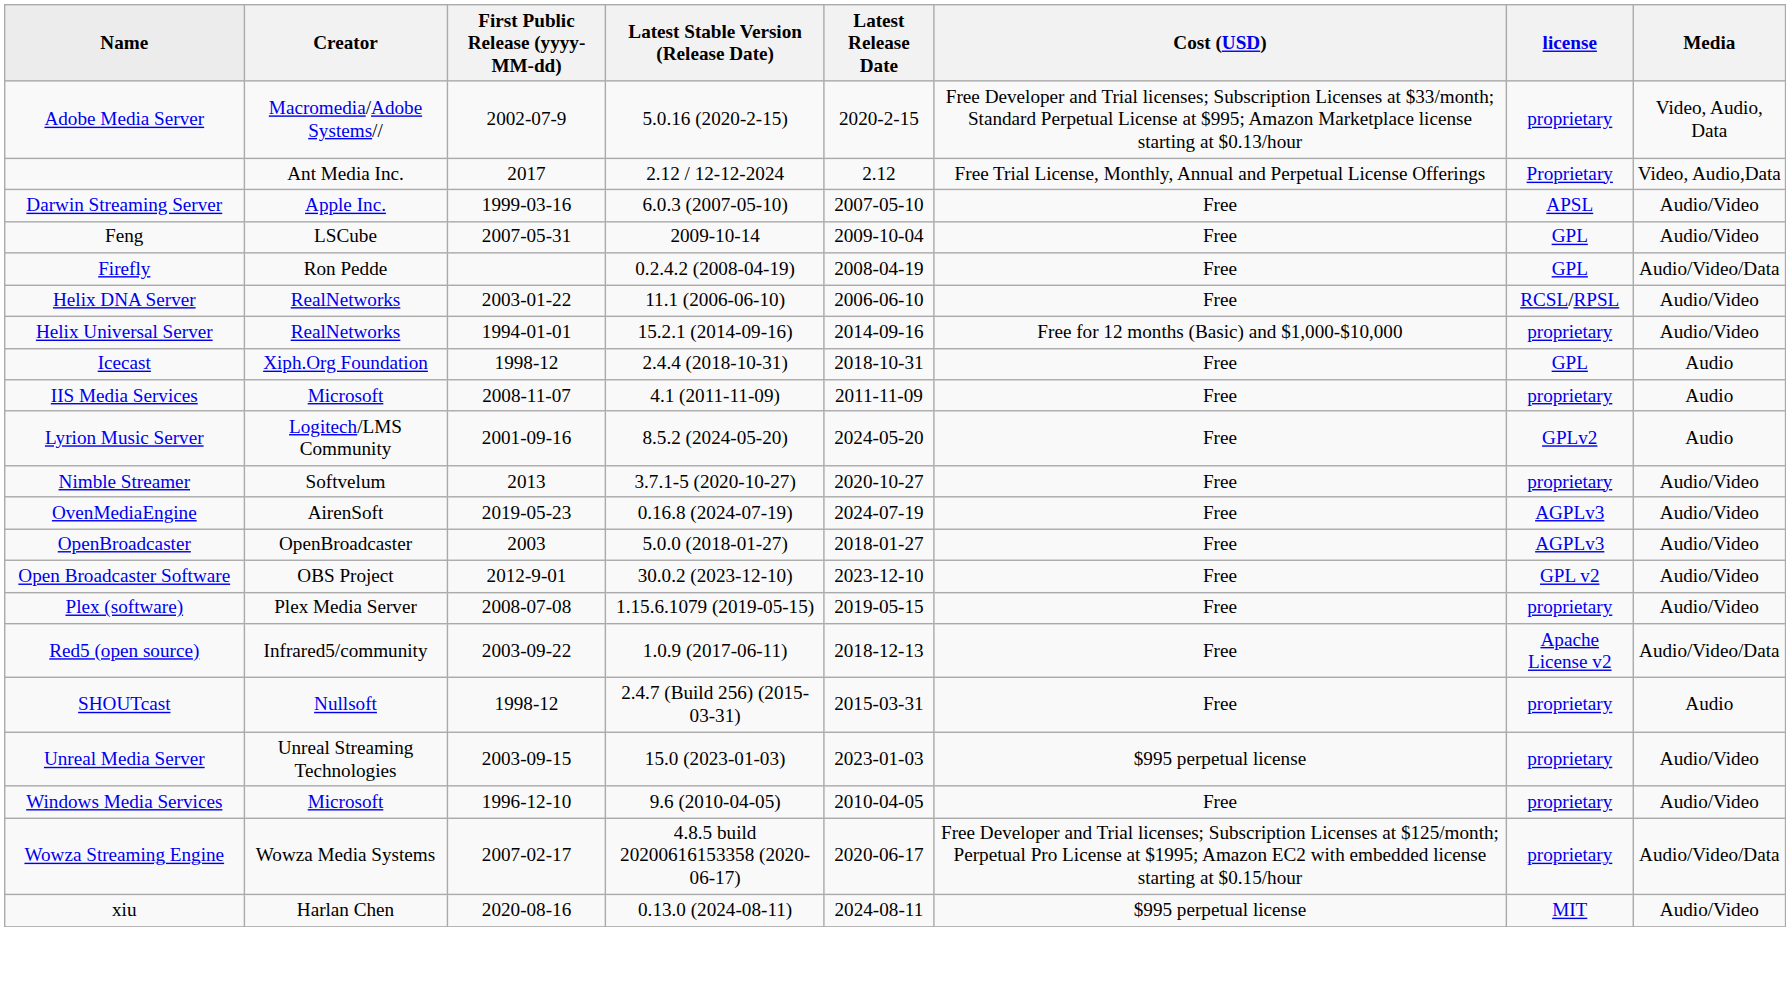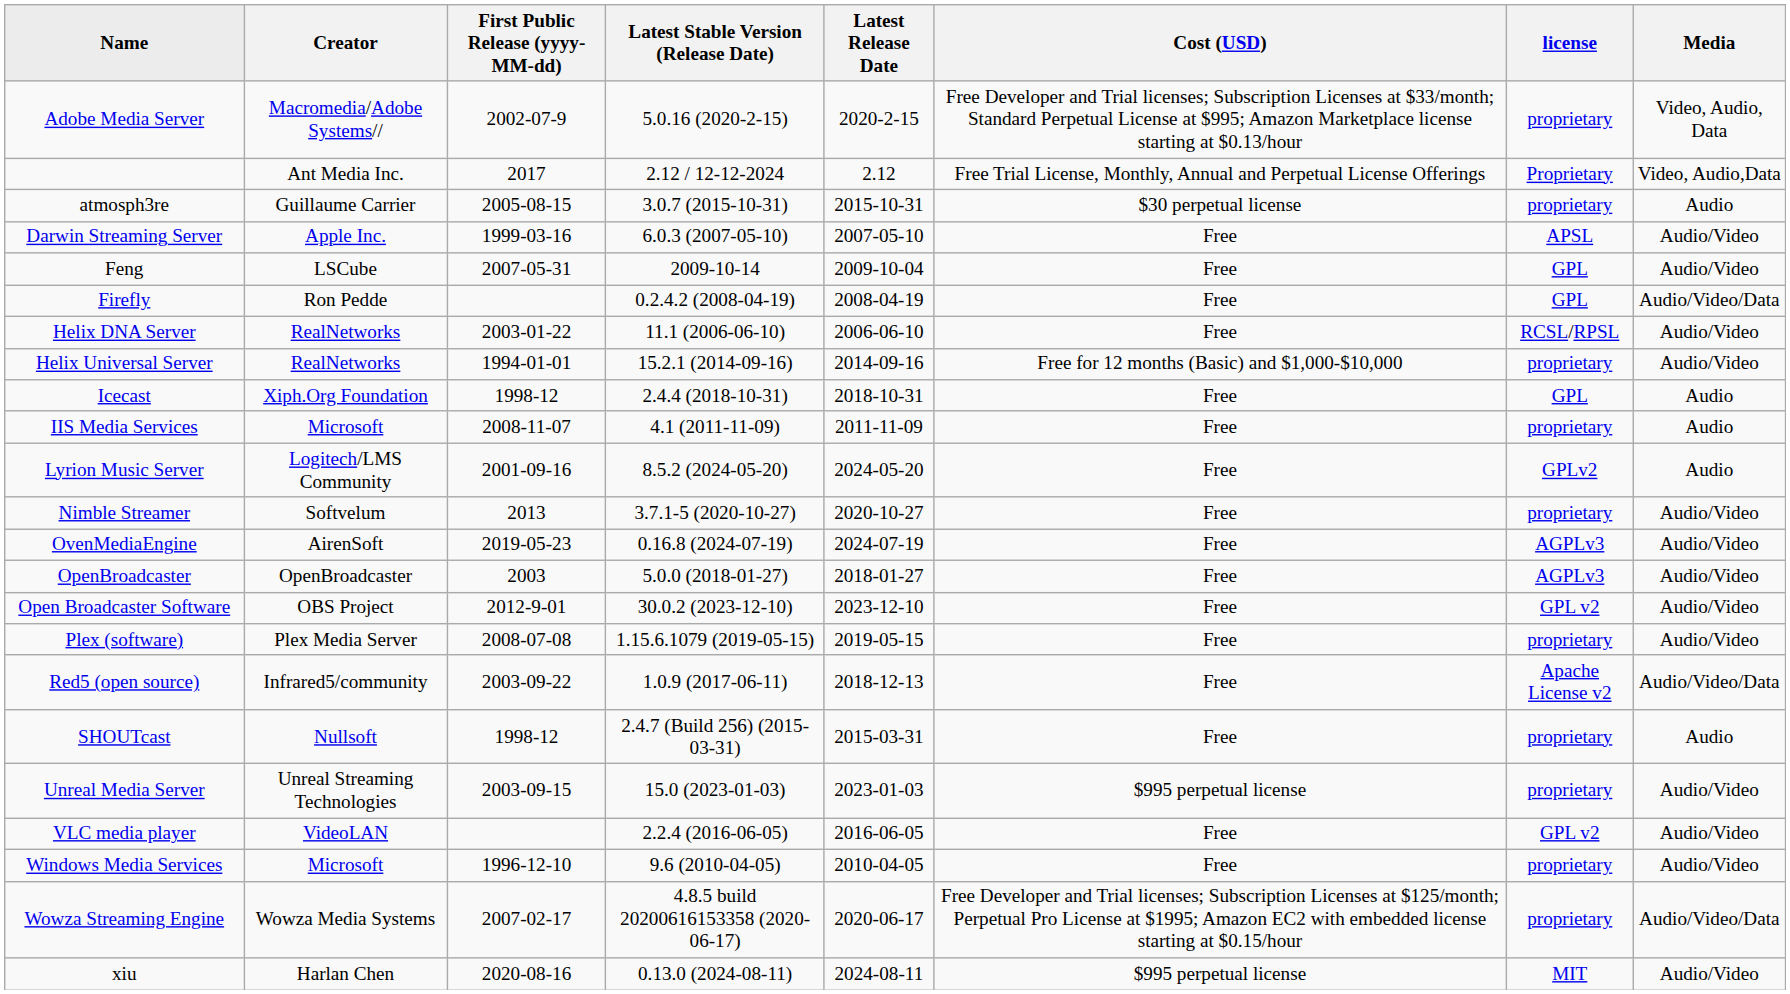+ row: (124, 205)
+ row: (124, 833)
